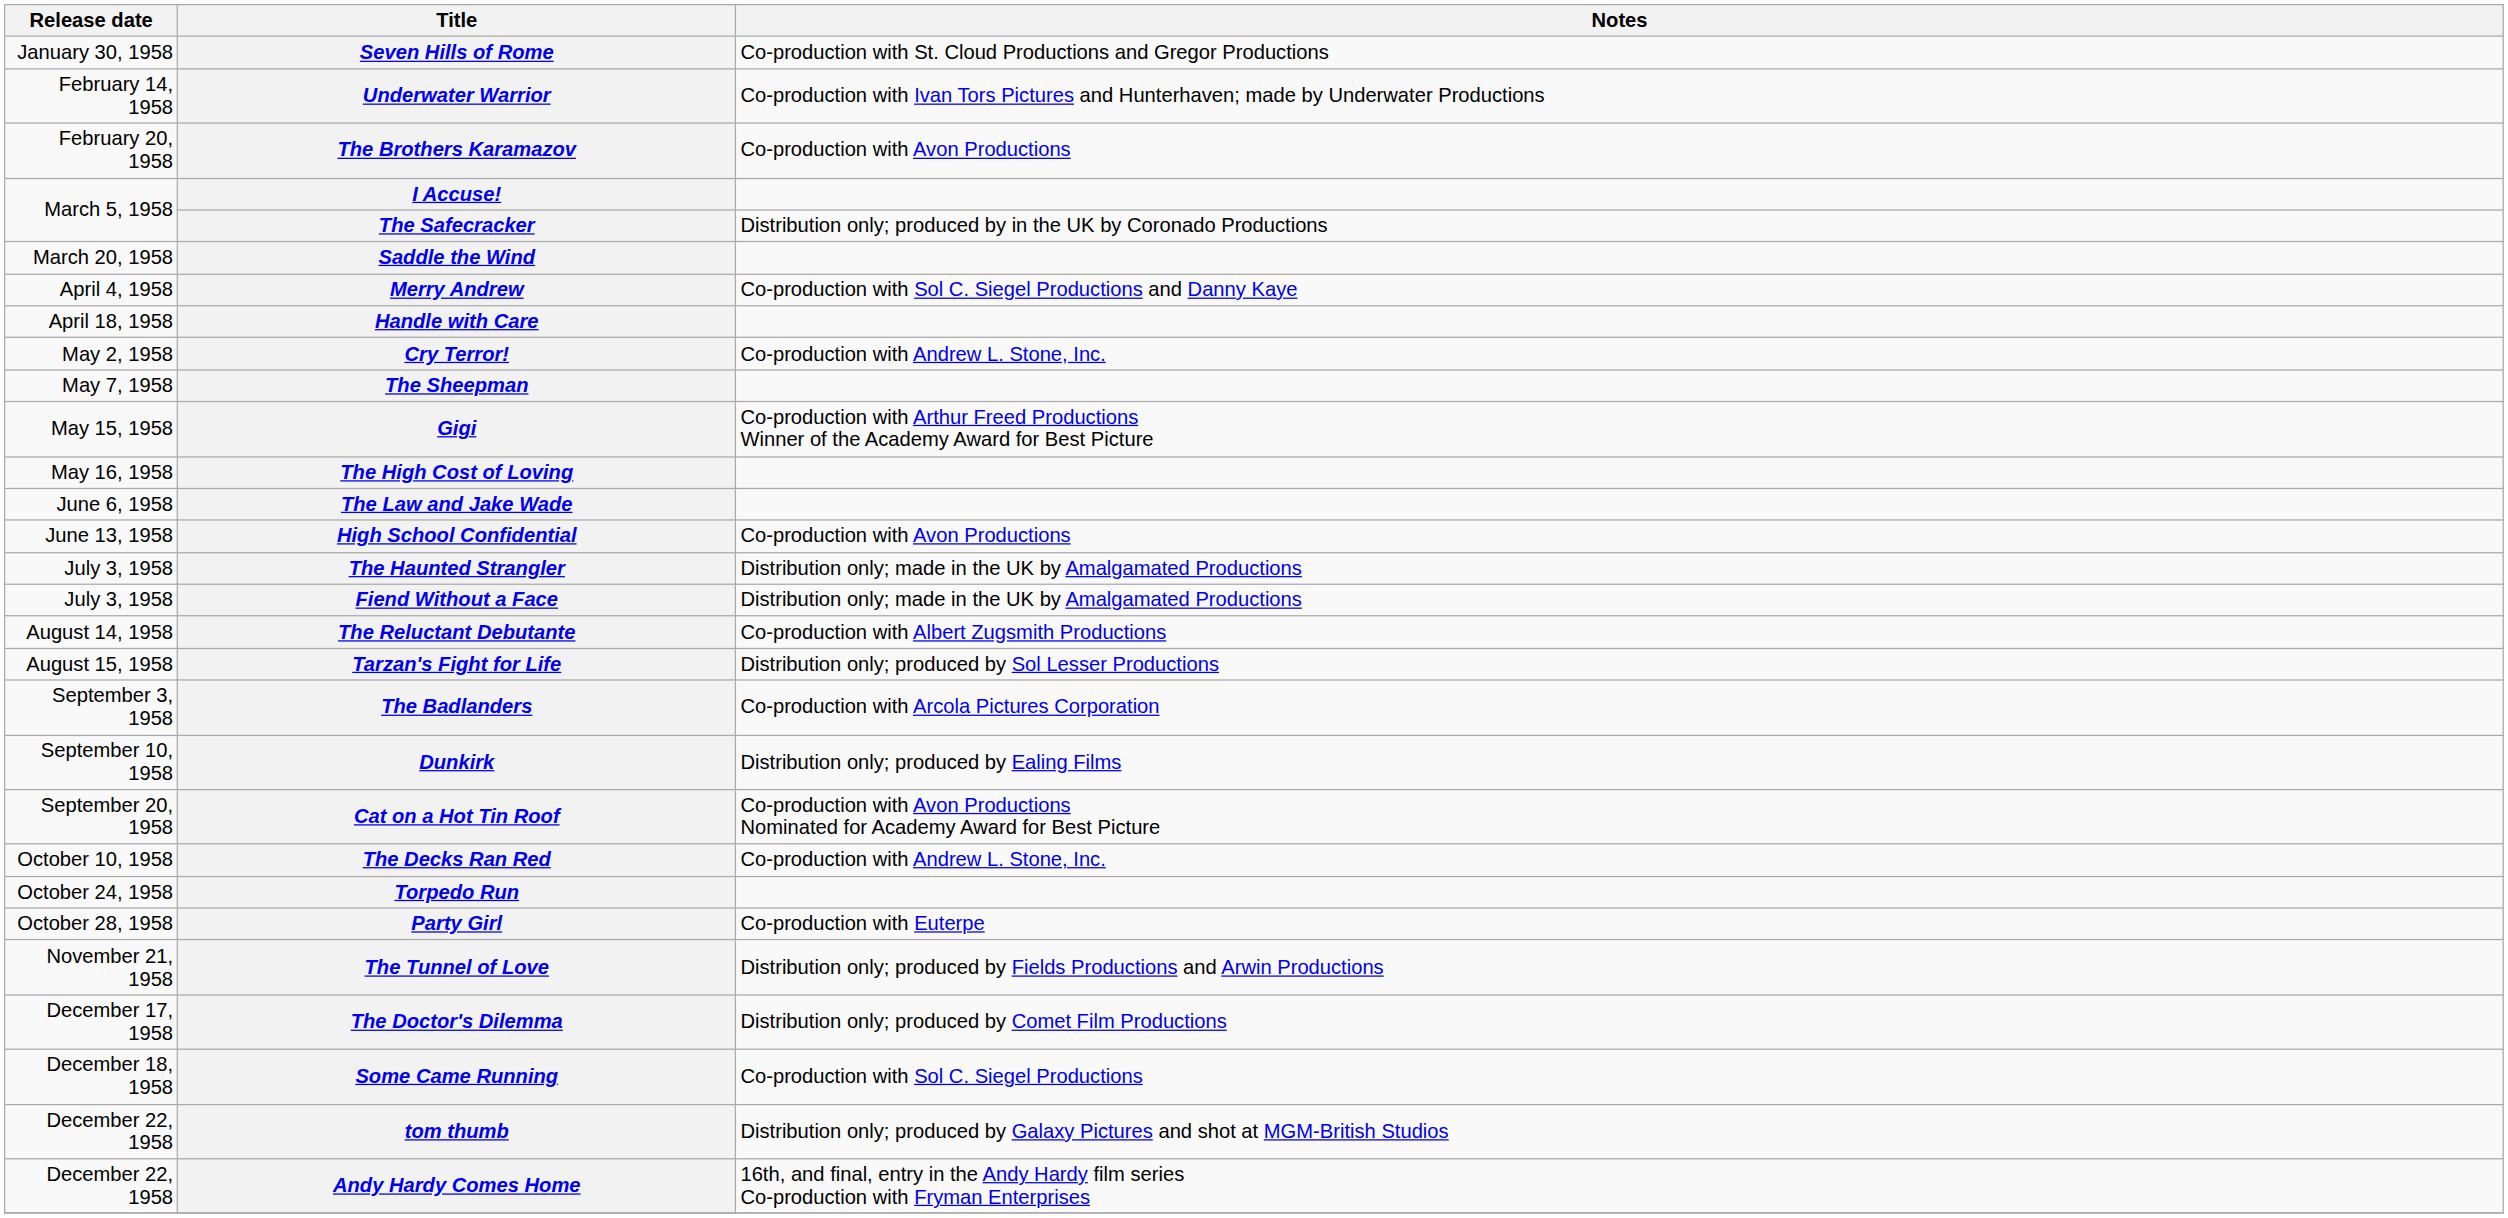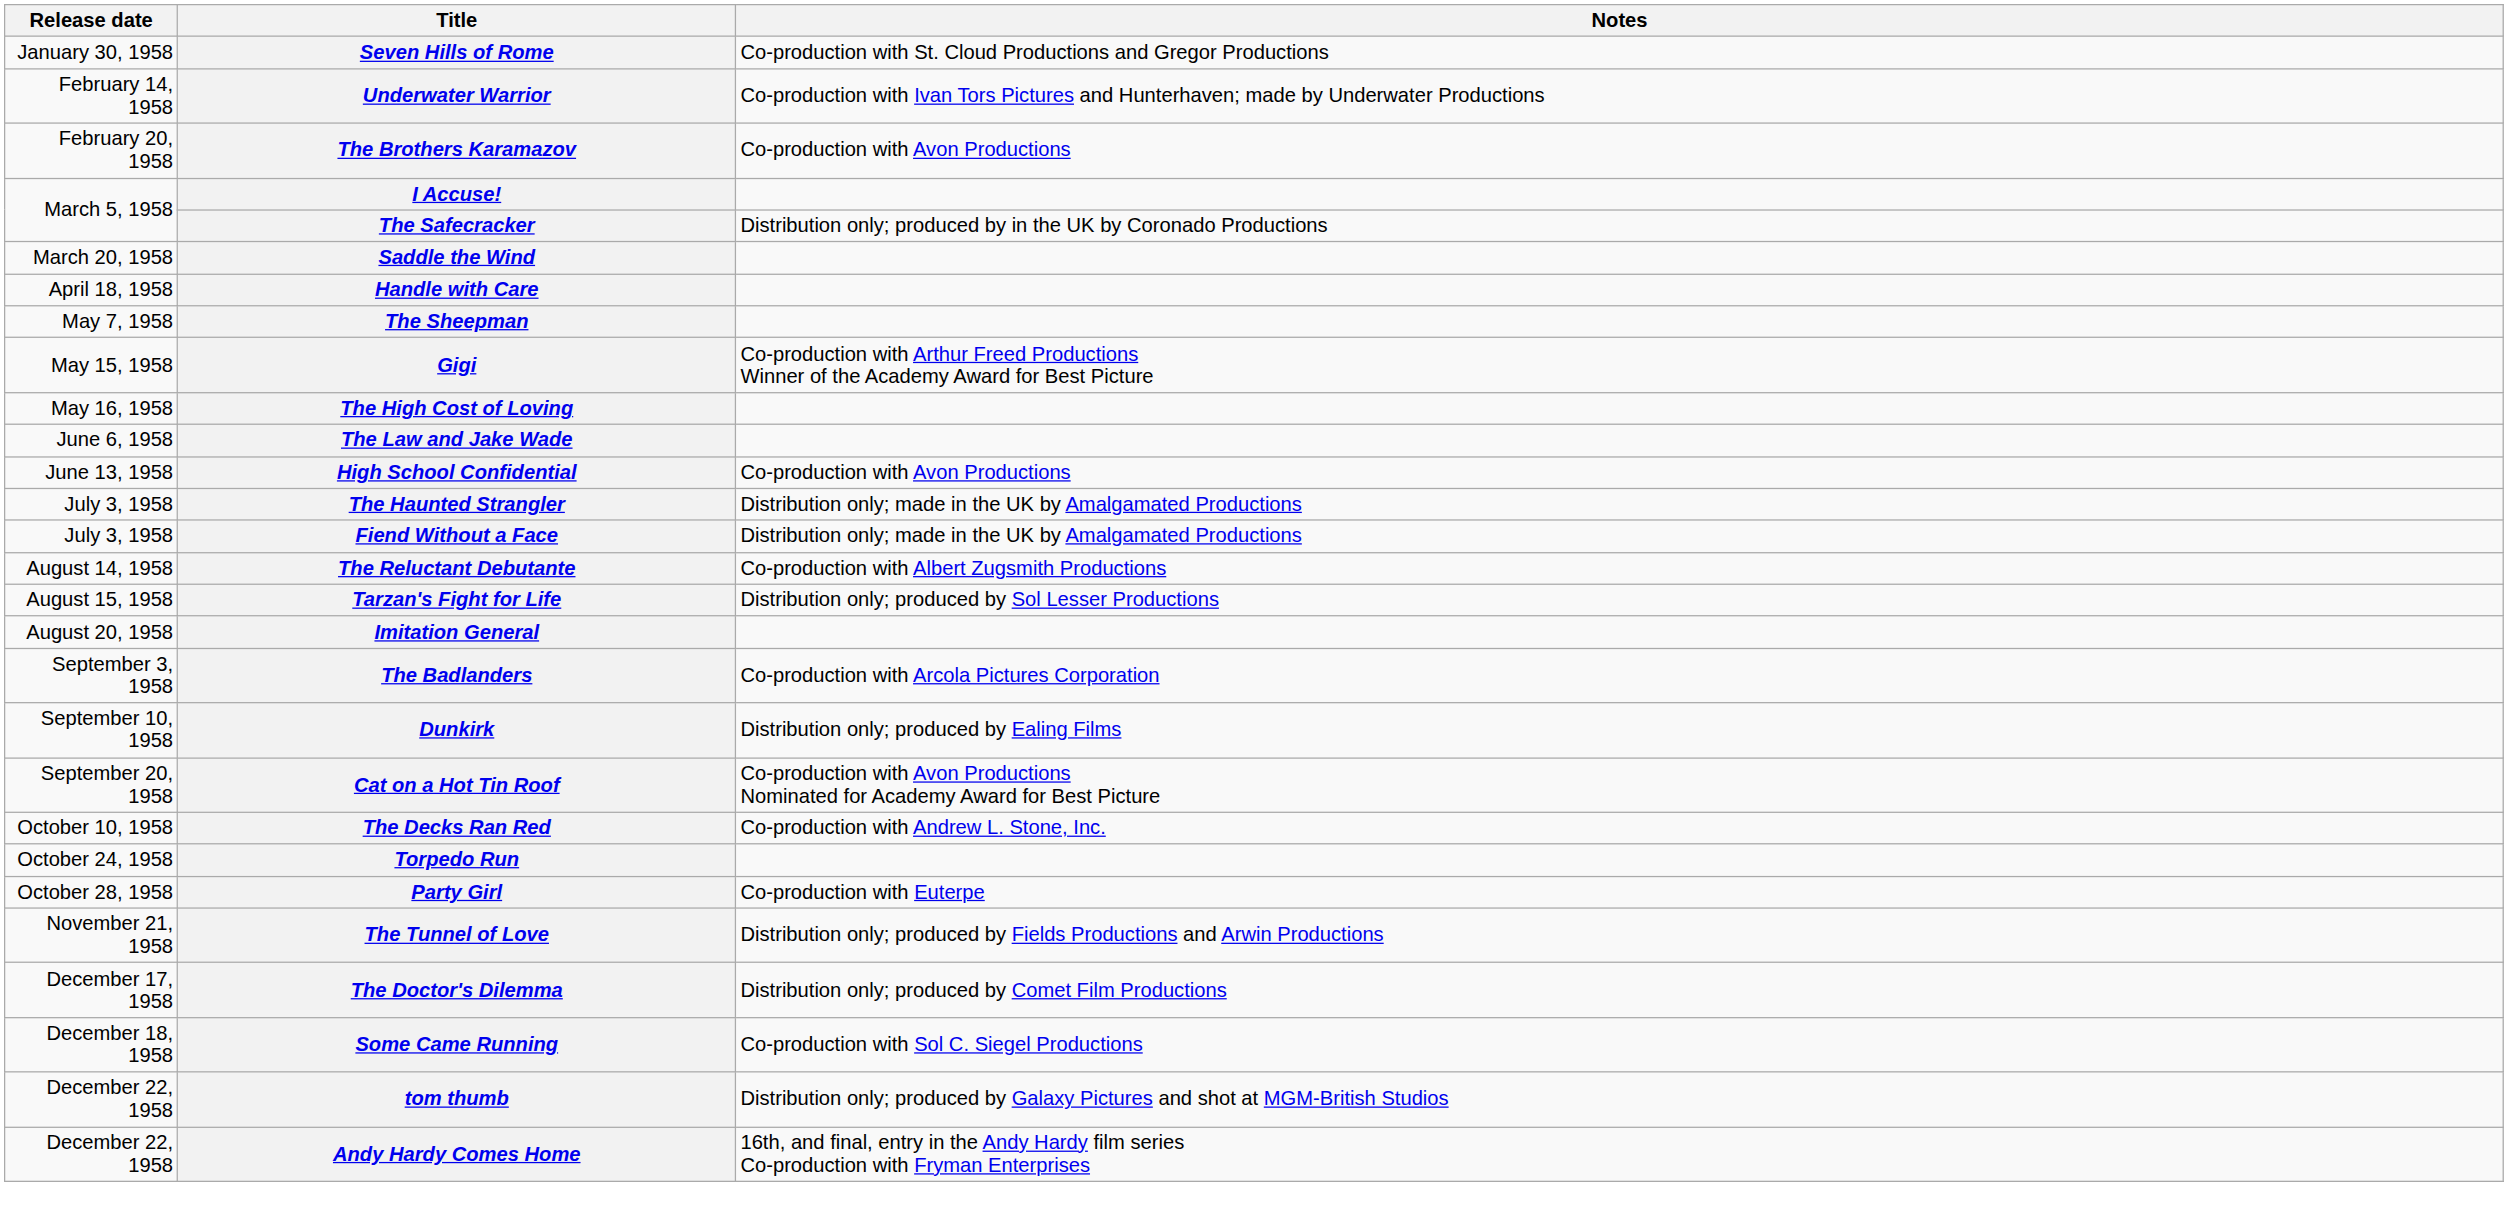- row: (457, 289)
- row: (457, 353)
+ row: (457, 632)
